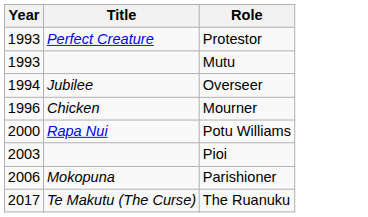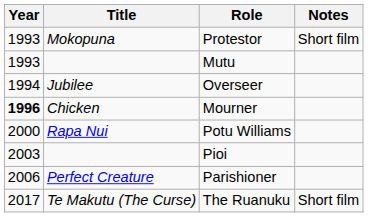+ column: (328, 16)
(100, 39) Perfect Creature -> (81, 39) Mokopuna
(24, 108) normal -> (24, 108) bold
(81, 177) Mokopuna -> (100, 177) Perfect Creature
